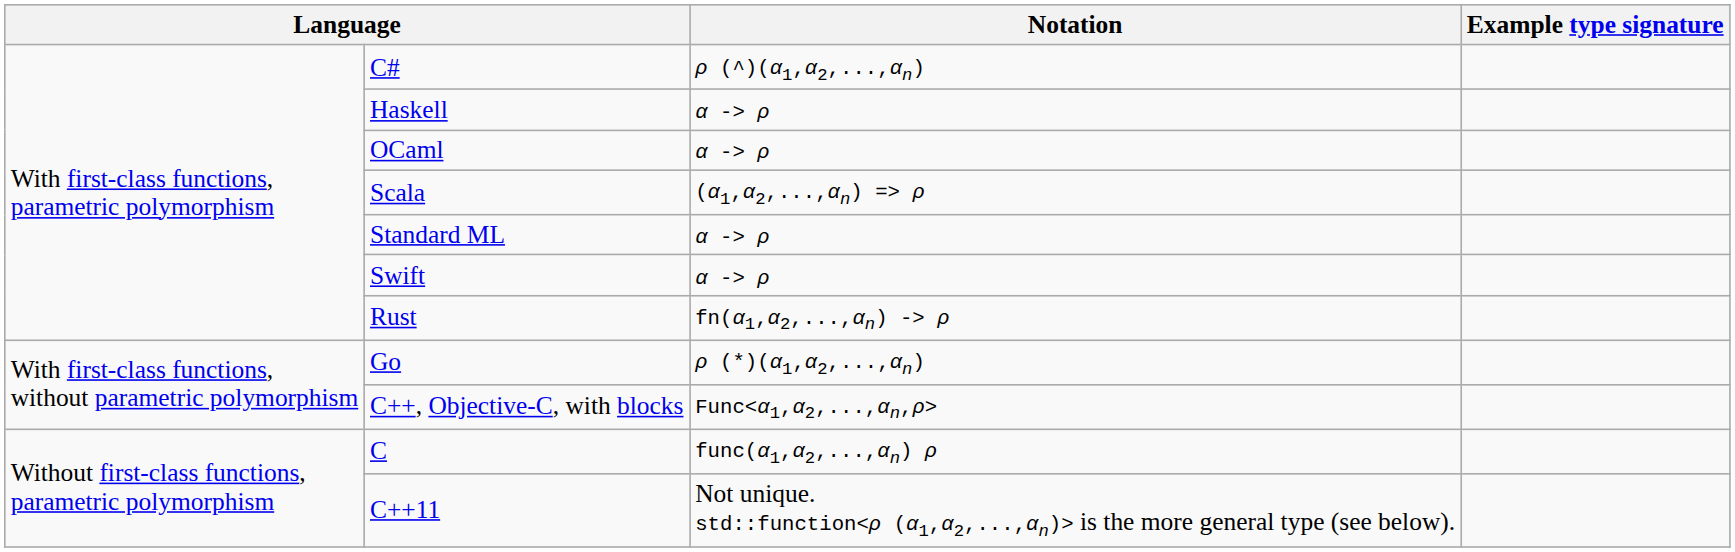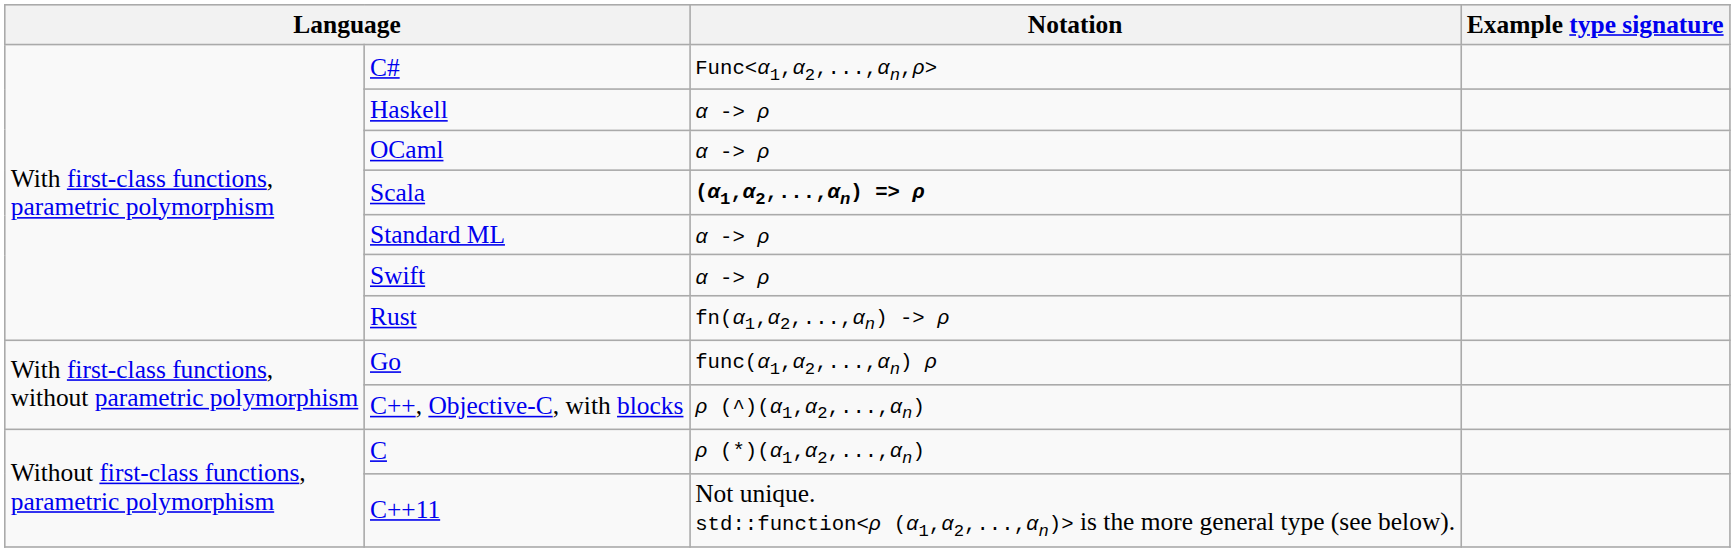(810, 70) ρ (^)(α1,α2,...,αn) -> (816, 70) Func<α1,α2,...,αn,ρ>
(810, 195) normal -> (810, 193) bold
(810, 365) ρ (*)(α1,α2,...,αn) -> (816, 365) func(α1,α2,...,αn) ρ
(816, 409) Func<α1,α2,...,αn,ρ> -> (810, 409) ρ (^)(α1,α2,...,αn)
(816, 453) func(α1,α2,...,αn) ρ -> (810, 453) ρ (*)(α1,α2,...,αn)
